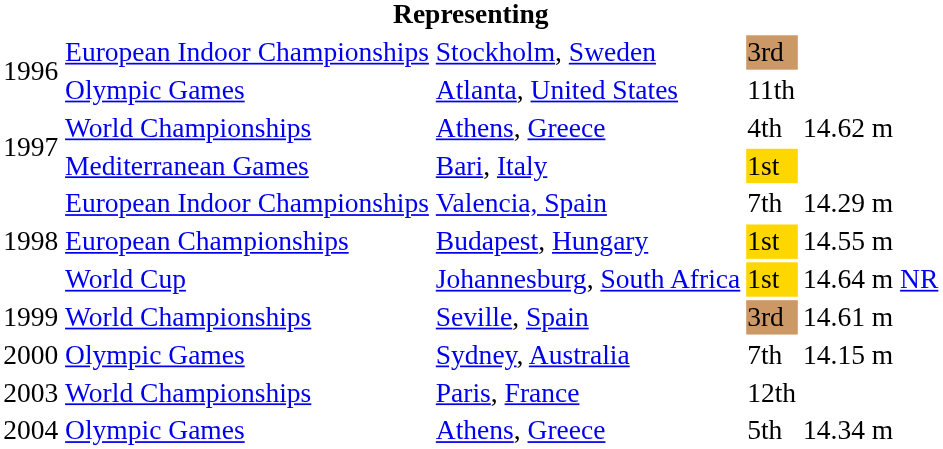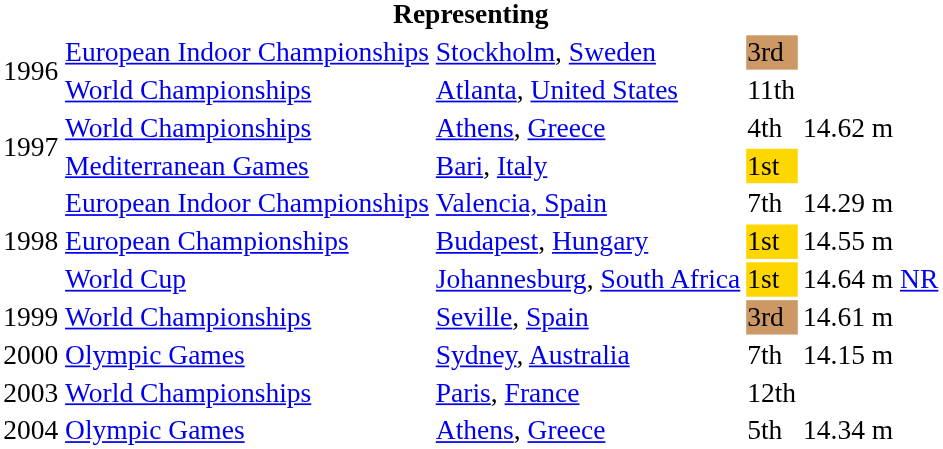(155, 89) Olympic Games -> (188, 89) World Championships
